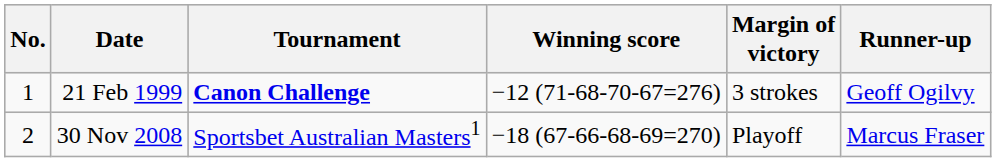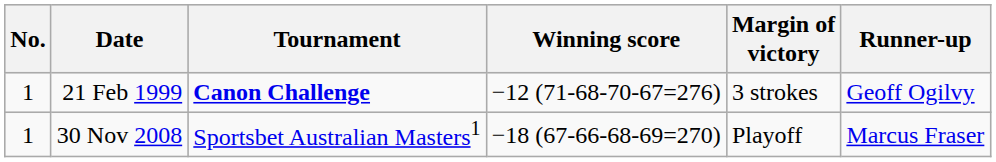(28, 134) 2 -> (28, 134) 1
